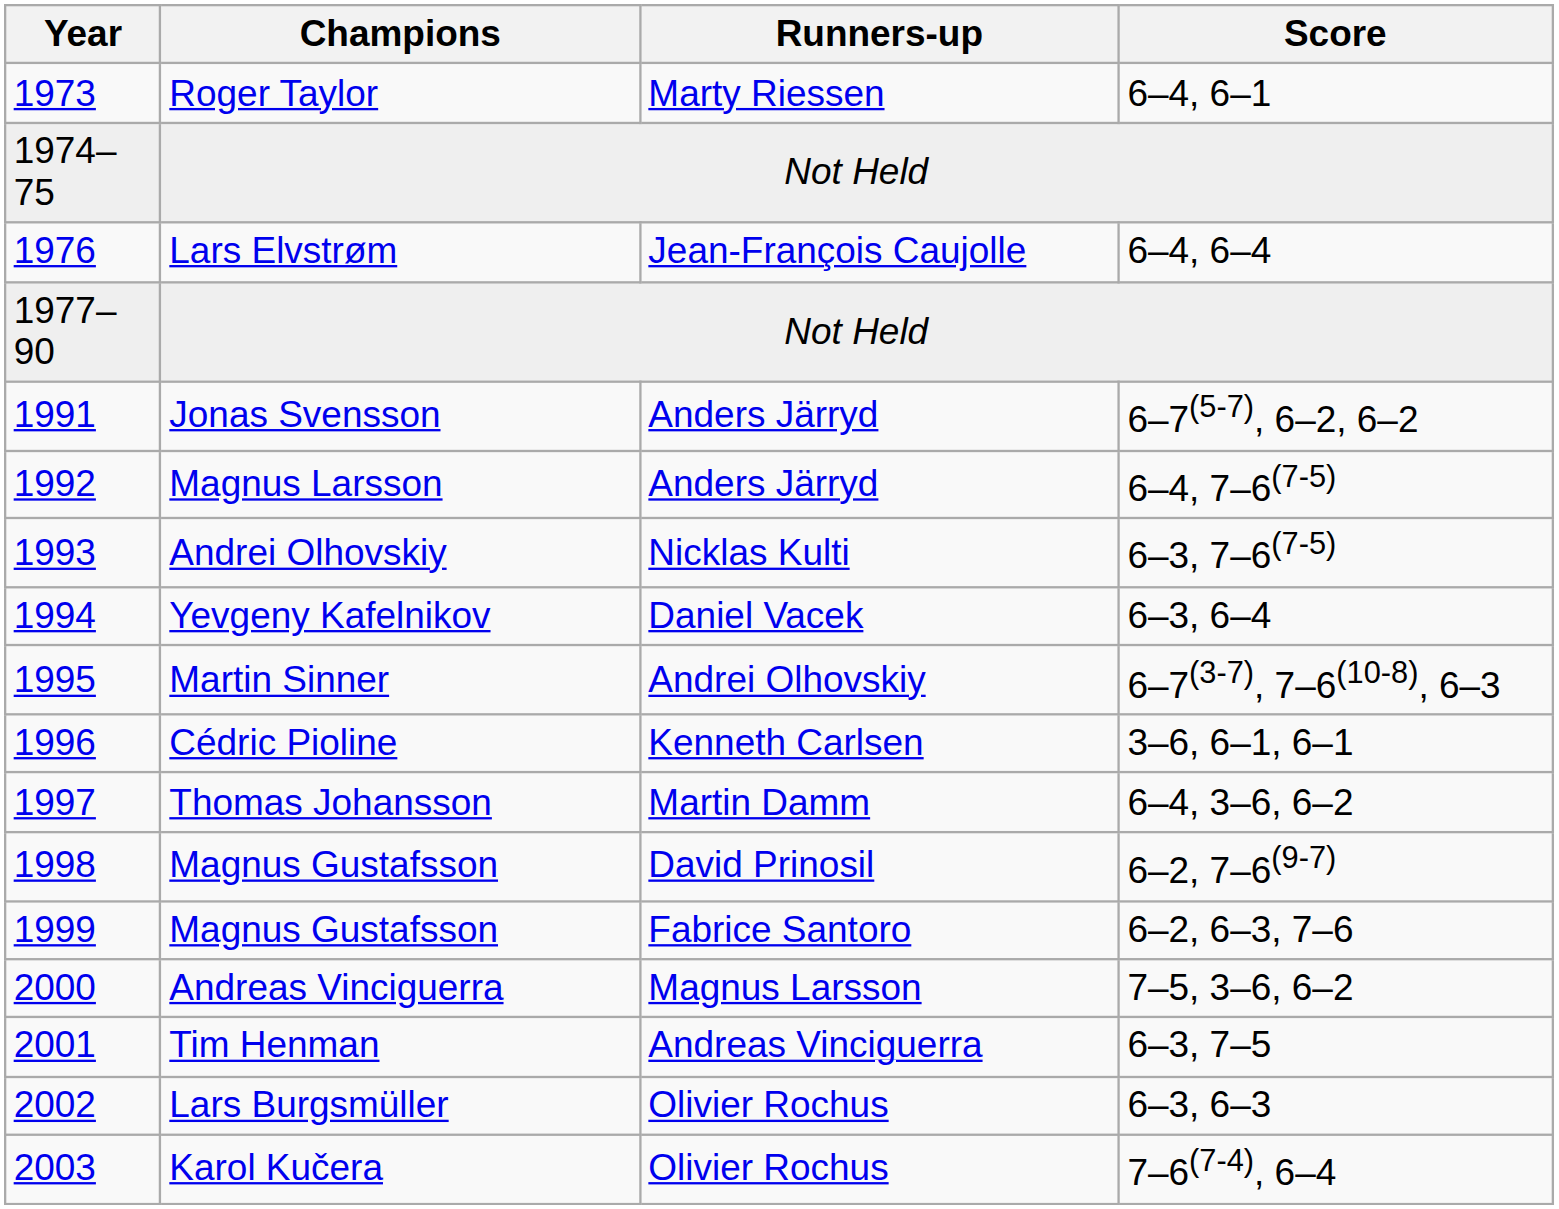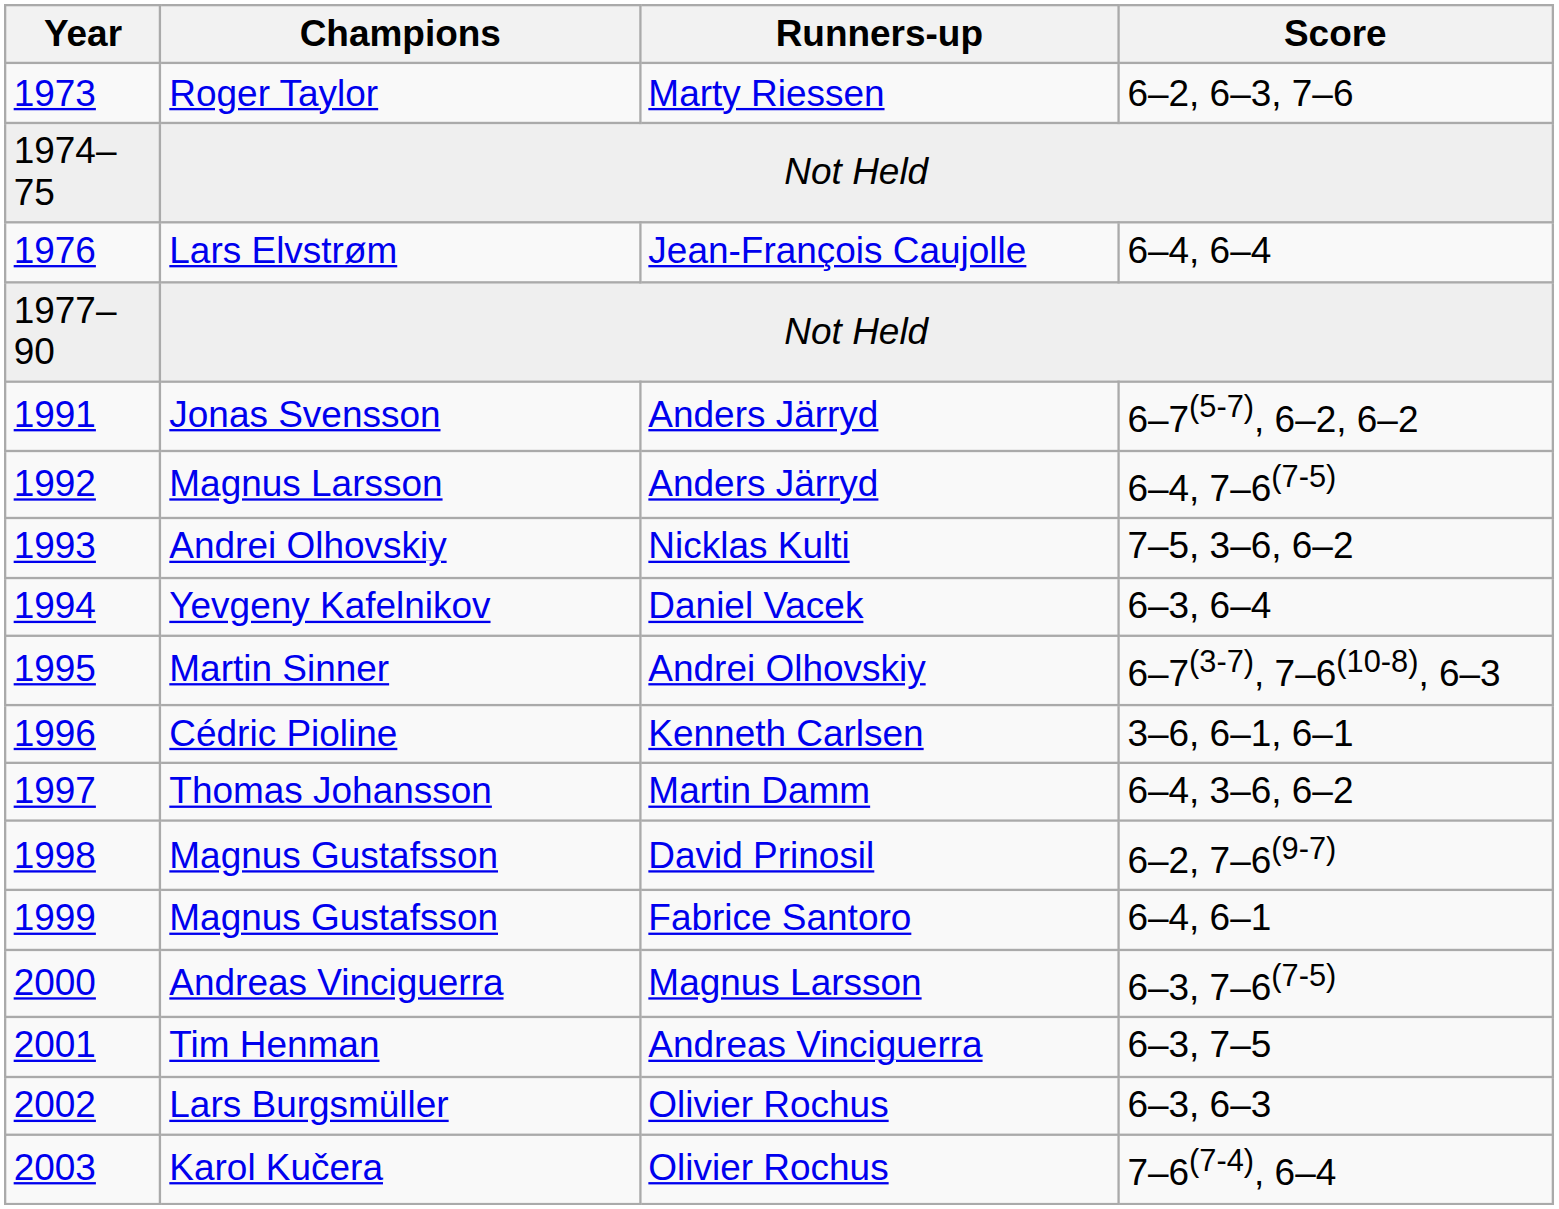(1199, 92) 6–4, 6–1 -> (1240, 92) 6–2, 6–3, 7–6
(1232, 552) 6–3, 7–6(7-5) -> (1240, 547) 7–5, 3–6, 6–2
(1240, 928) 6–2, 6–3, 7–6 -> (1199, 918) 6–4, 6–1
(1240, 987) 7–5, 3–6, 6–2 -> (1232, 982) 6–3, 7–6(7-5)
